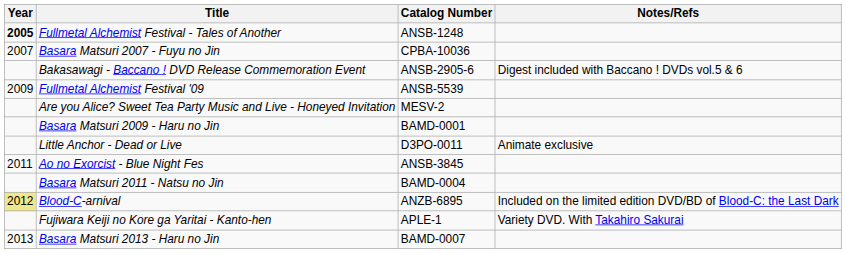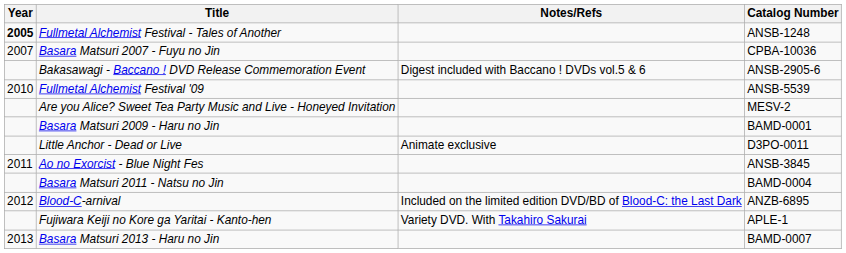columns swapped: (447, 13) <-> (668, 13)
(20, 88) 2009 -> (20, 88) 2010
(20, 201) khaki background -> (20, 201) no background
